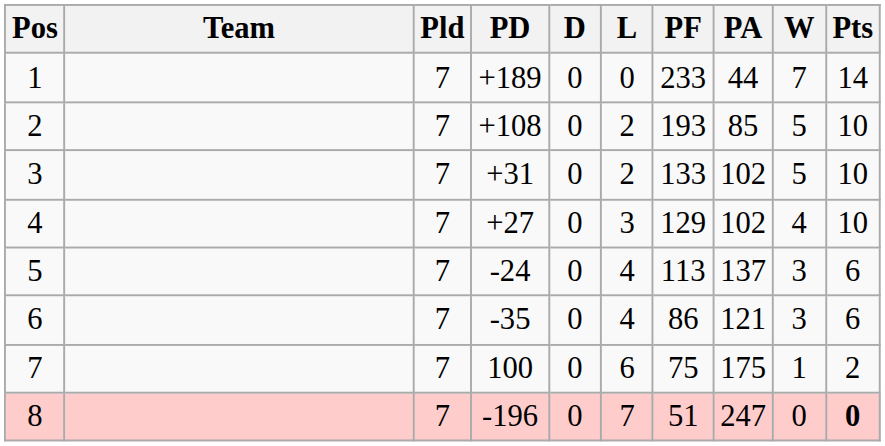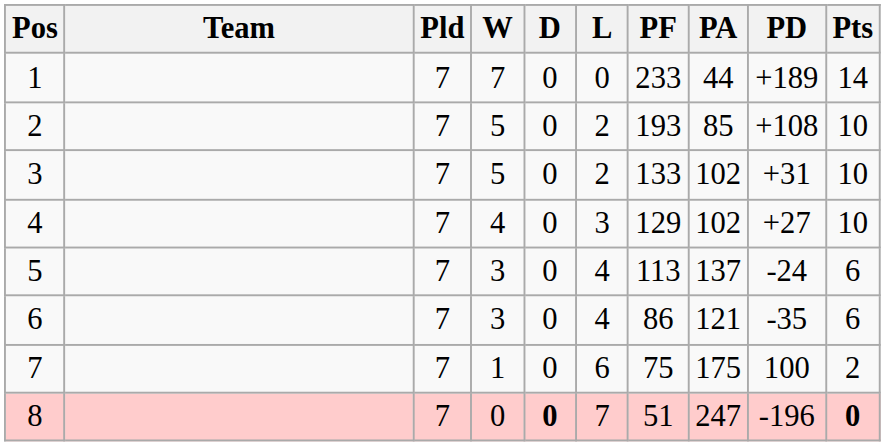columns swapped: (799, 28) <-> (510, 28)
(575, 416) normal -> (550, 416) bold
